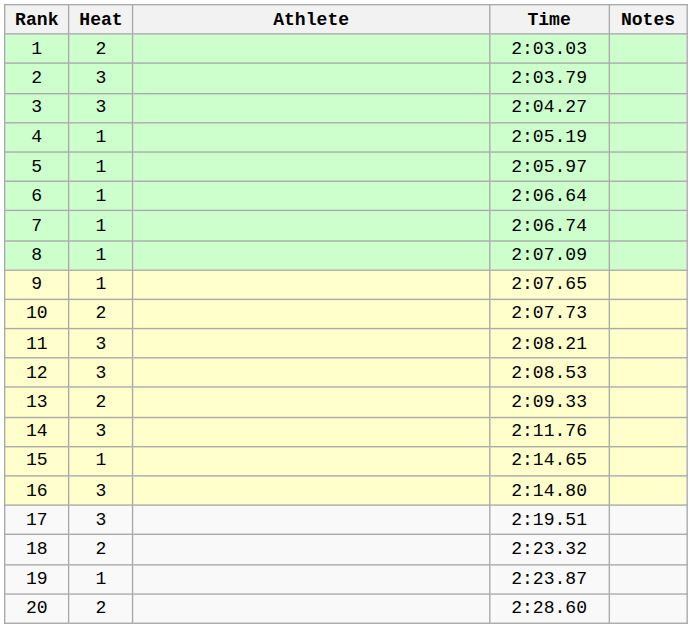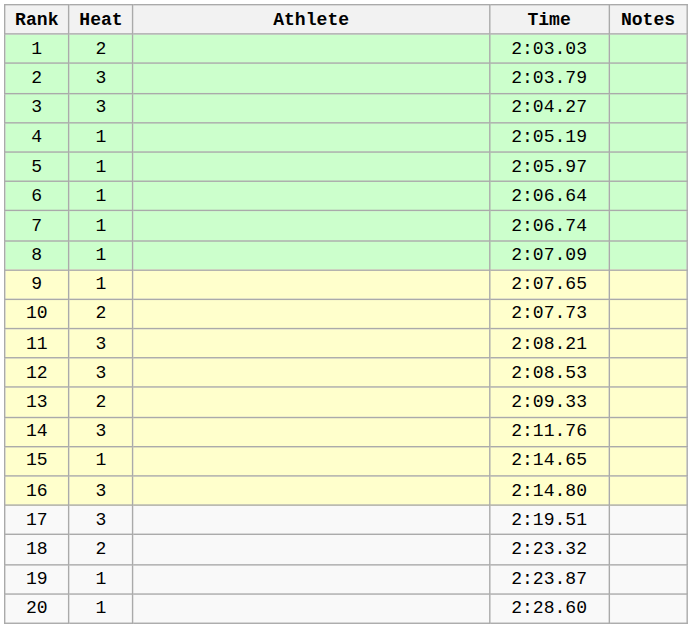(101, 608) 2 -> (101, 608) 1
